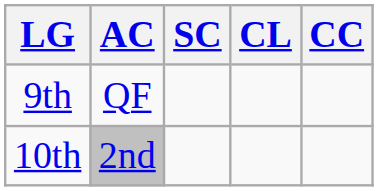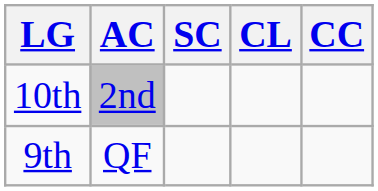rows swapped: (48, 94) <-> (48, 154)
